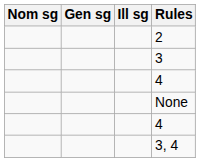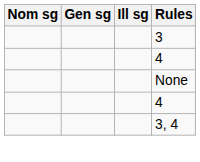- row: (33, 37)
